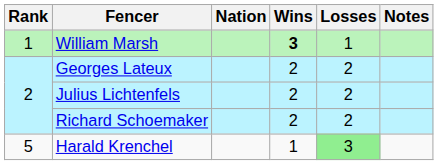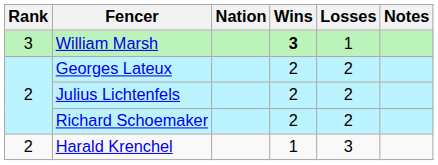(28, 43) 1 -> (28, 43) 3
(28, 146) 5 -> (28, 146) 2
(348, 146) lightgreen background -> (348, 146) no background
